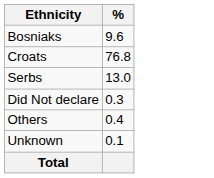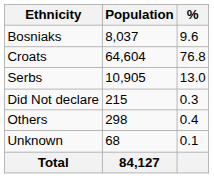+ column: (139, 15)
